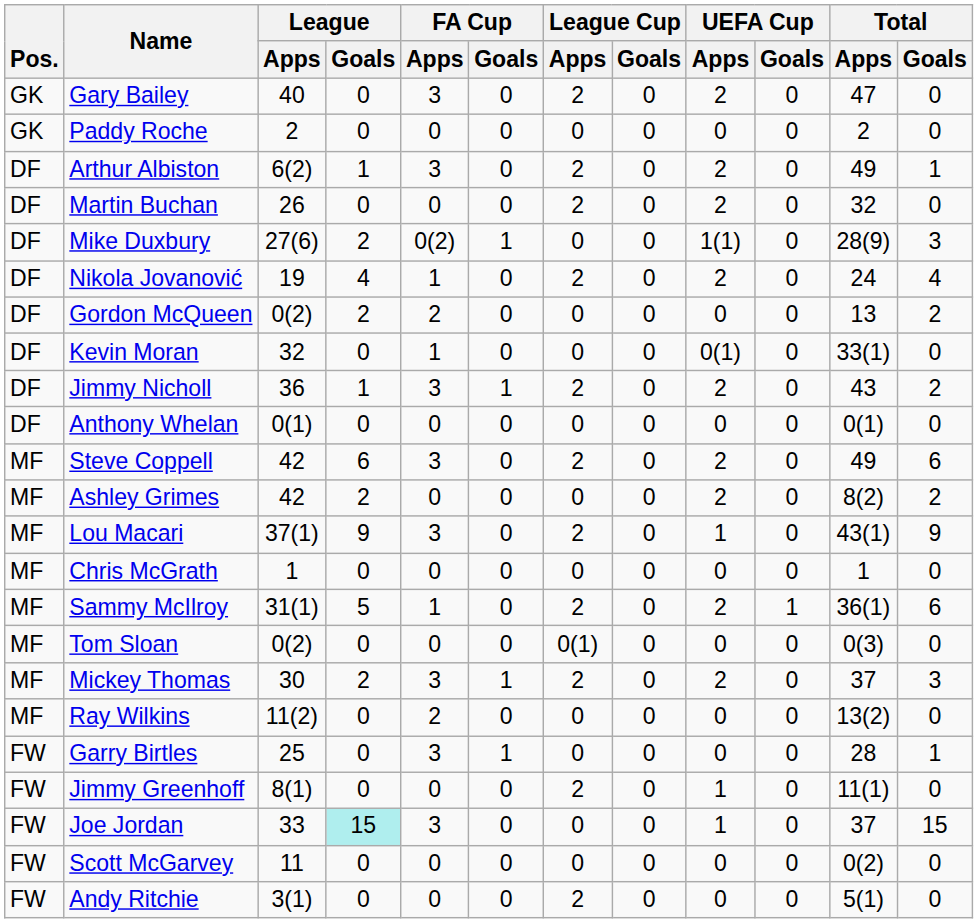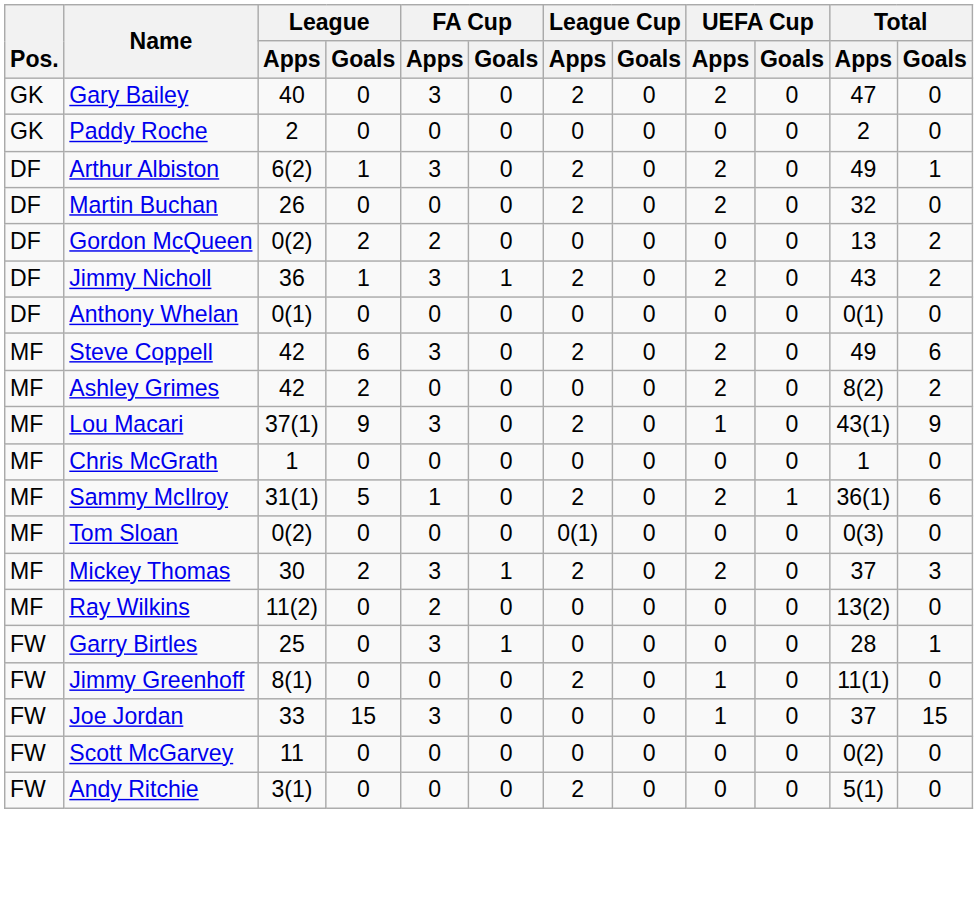- row: (140, 242)
- row: (156, 278)
- row: (134, 351)
(363, 826) paleturquoise background -> (363, 717) no background
